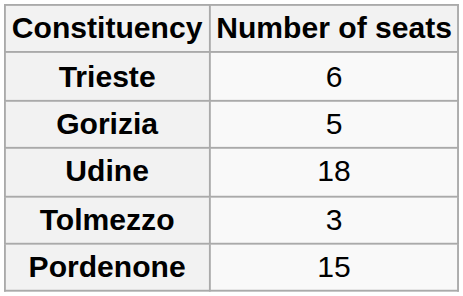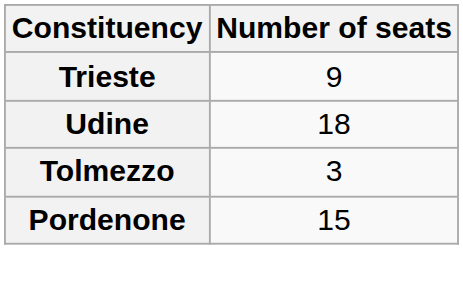(334, 76) 6 -> (334, 76) 9
- row: (107, 123)
